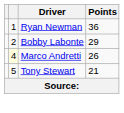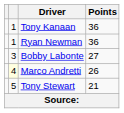+ row: (48, 26)
(14, 41) 2 -> (14, 56) 3
(93, 41) 29 -> (93, 56) 27
